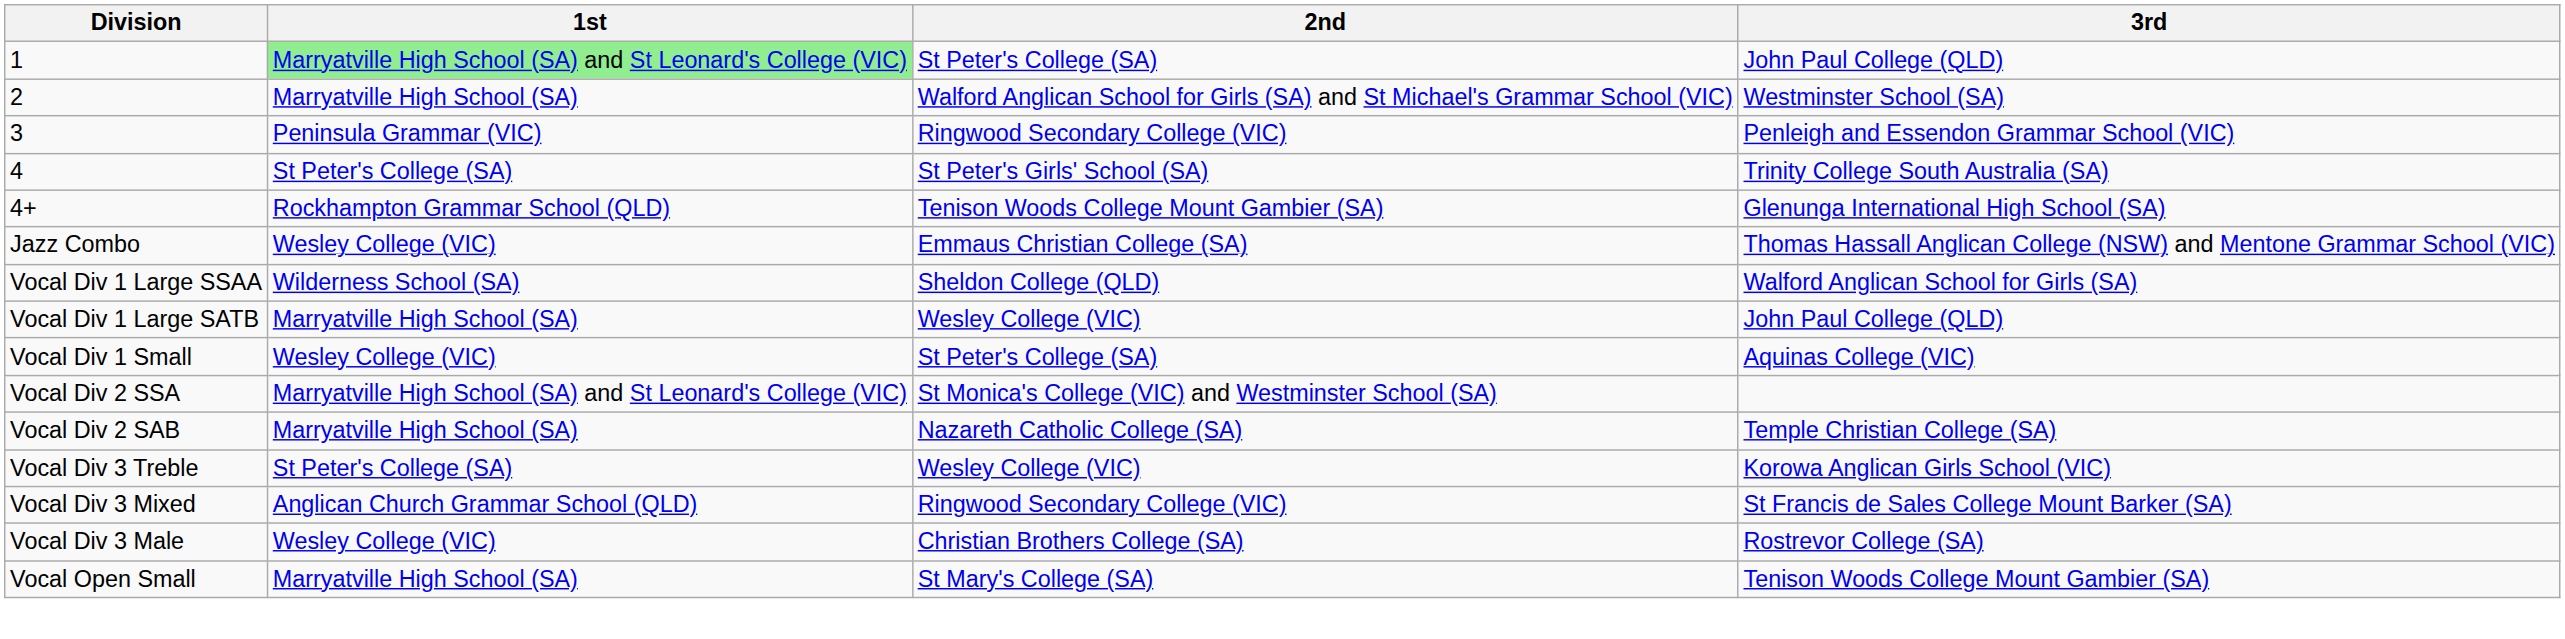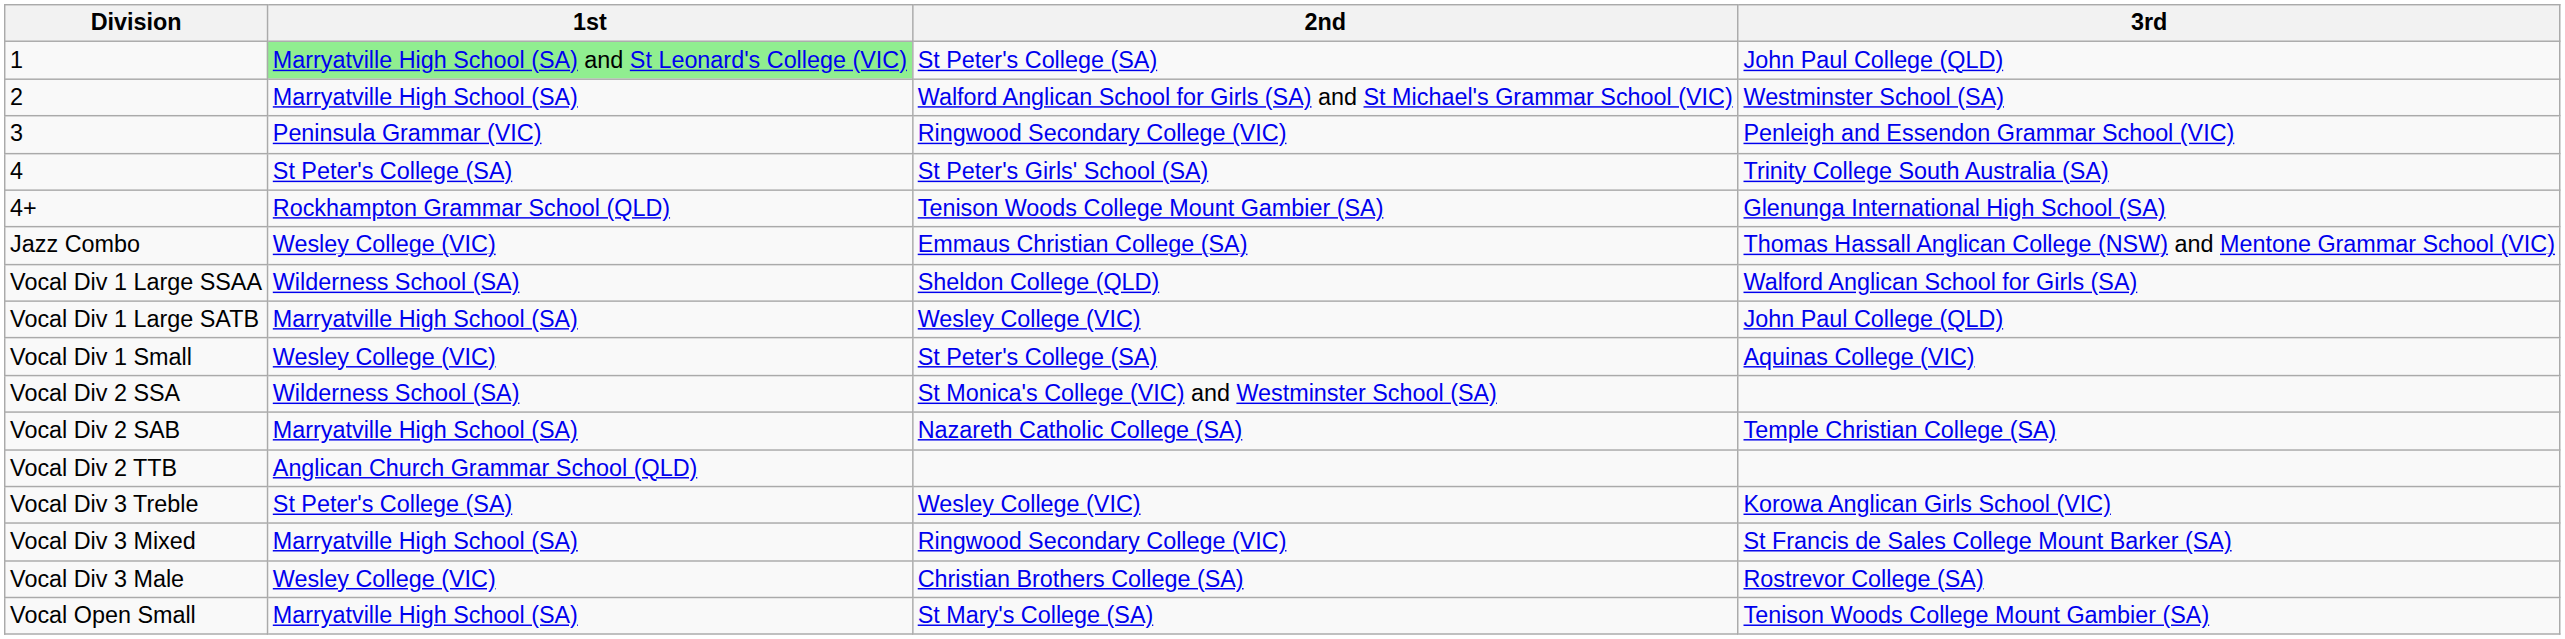(590, 393) Marryatville High School (SA) and St Leonard's College (VIC) -> (396, 393) Wilderness School (SA)
+ row: (94, 467)
(485, 504) Anglican Church Grammar School (QLD) -> (425, 541) Marryatville High School (SA)
